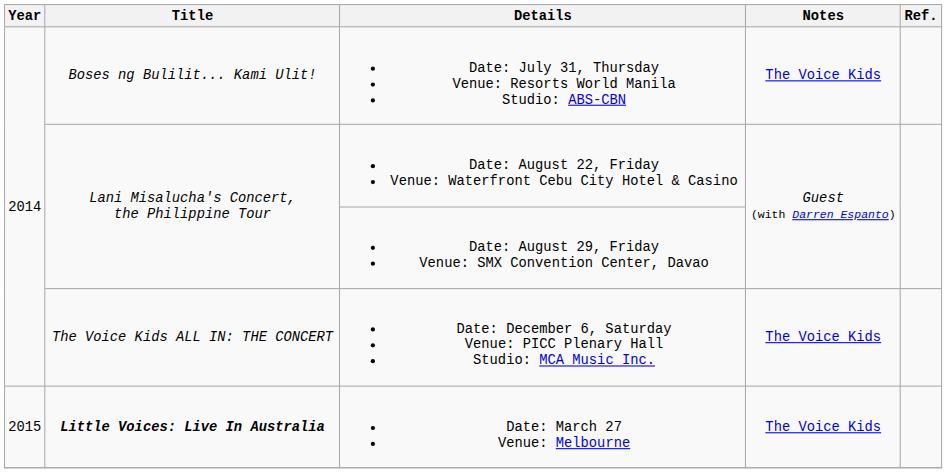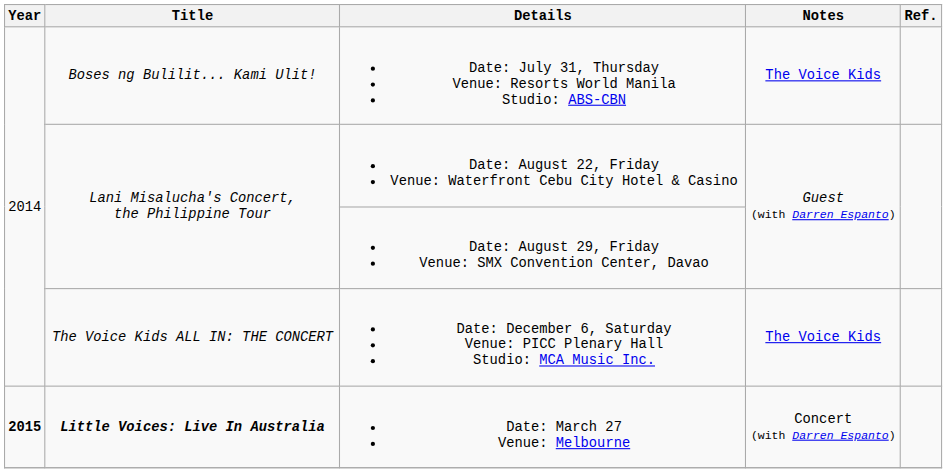(25, 427) normal -> (25, 427) bold
(823, 427) The Voice Kids -> (823, 426) Concert (with Darren Espanto)
